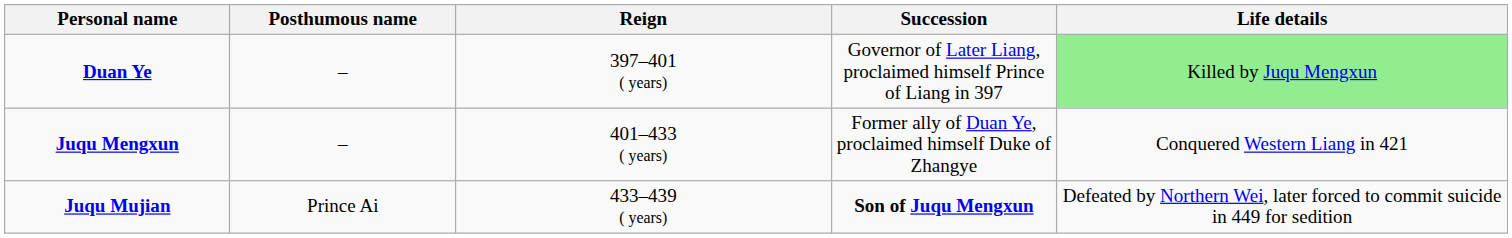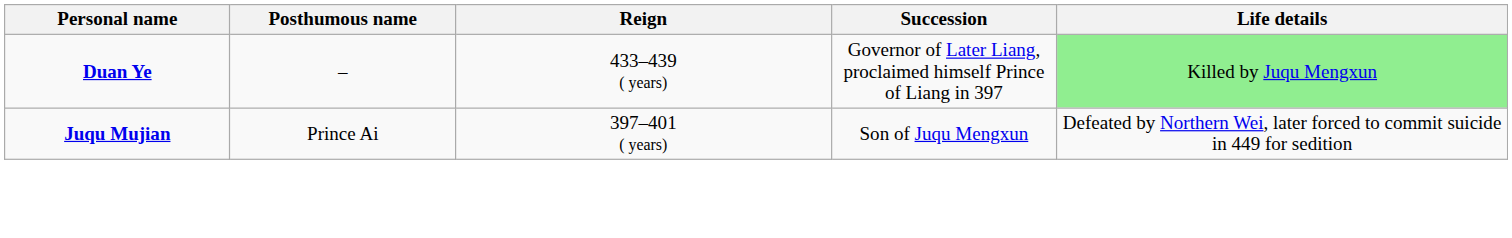(643, 71) 397–401 ( years) -> (643, 71) 433–439 ( years)
- row: (117, 144)
(643, 206) 433–439 ( years) -> (643, 133) 397–401 ( years)
(944, 206) bold -> (944, 133) normal
